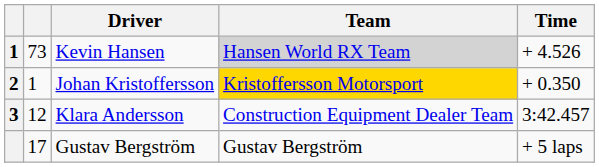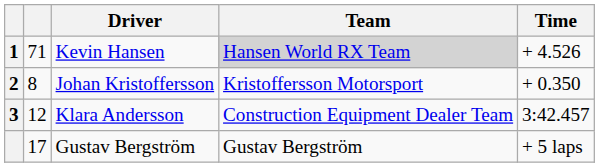(37, 52) 73 -> (37, 52) 71
(32, 83) 1 -> (32, 83) 8
(323, 83) gold background -> (323, 83) no background
